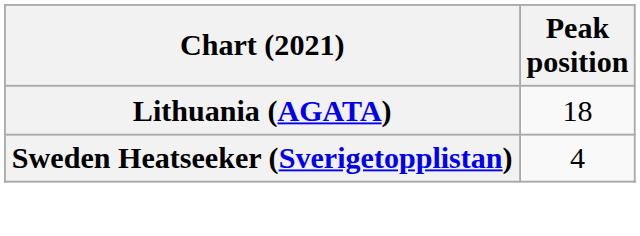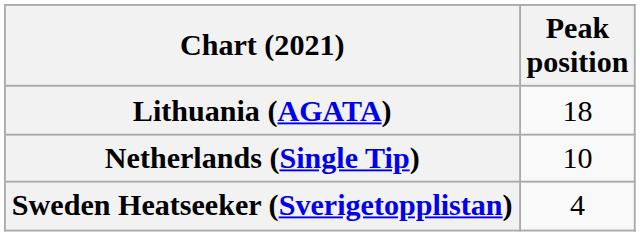+ row: (262, 157)
